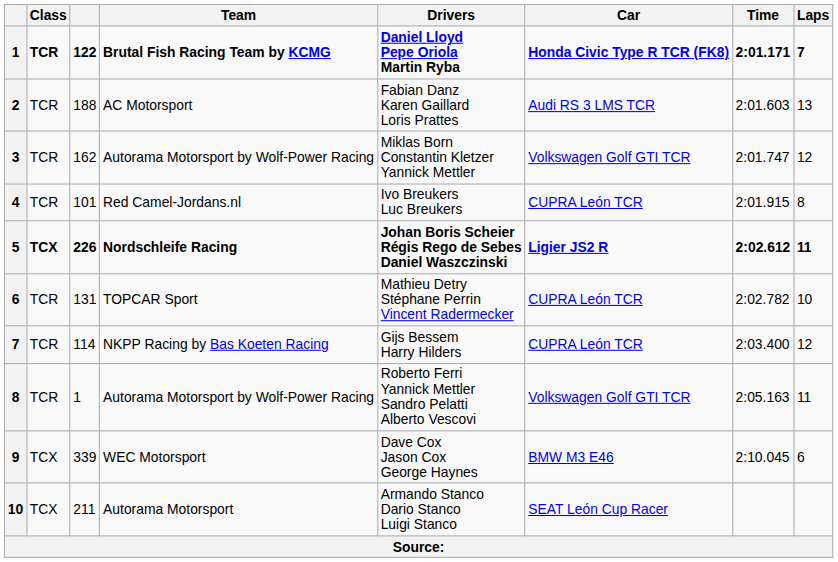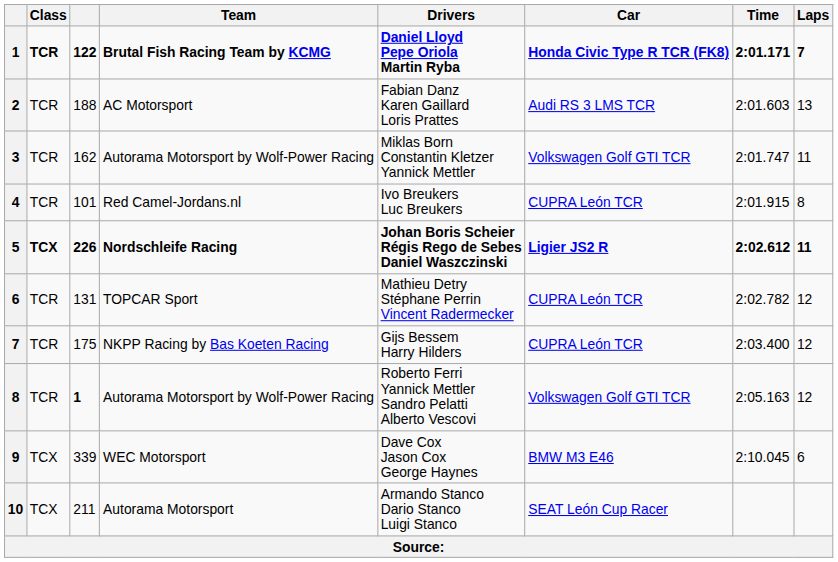(805, 157) 12 -> (804, 157) 11
(805, 299) 10 -> (805, 299) 12
(84, 344) 114 -> (85, 344) 175
(77, 397) normal -> (77, 397) bold
(804, 397) 11 -> (805, 397) 12
